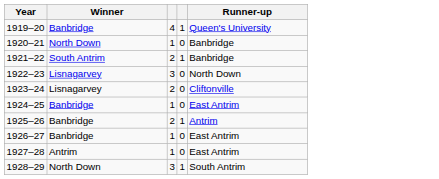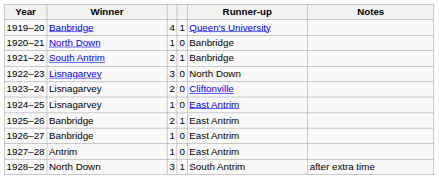+ column: (371, 12)
(71, 105) Banbridge -> (75, 105) Lisnagarvey
(203, 120) Antrim -> (214, 120) East Antrim
